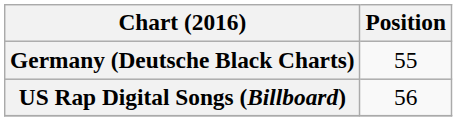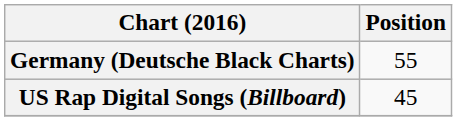(406, 97) 56 -> (406, 97) 45
